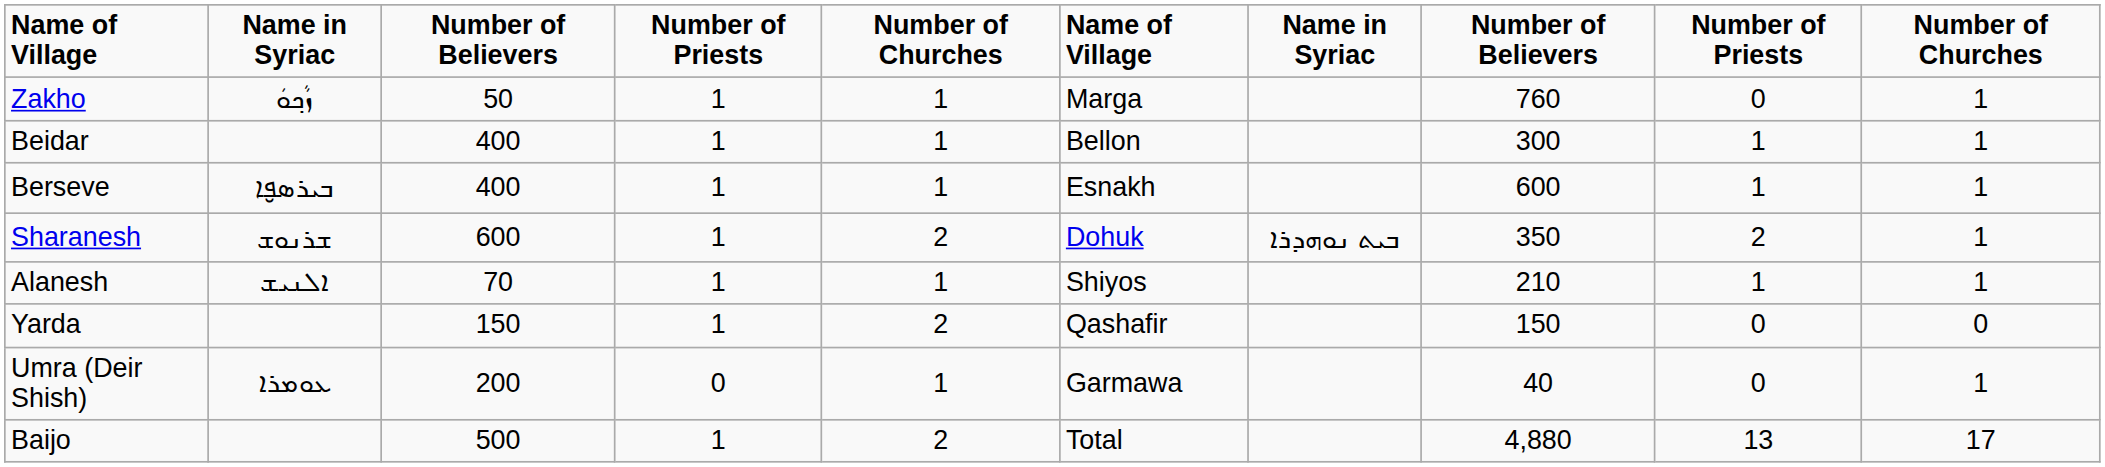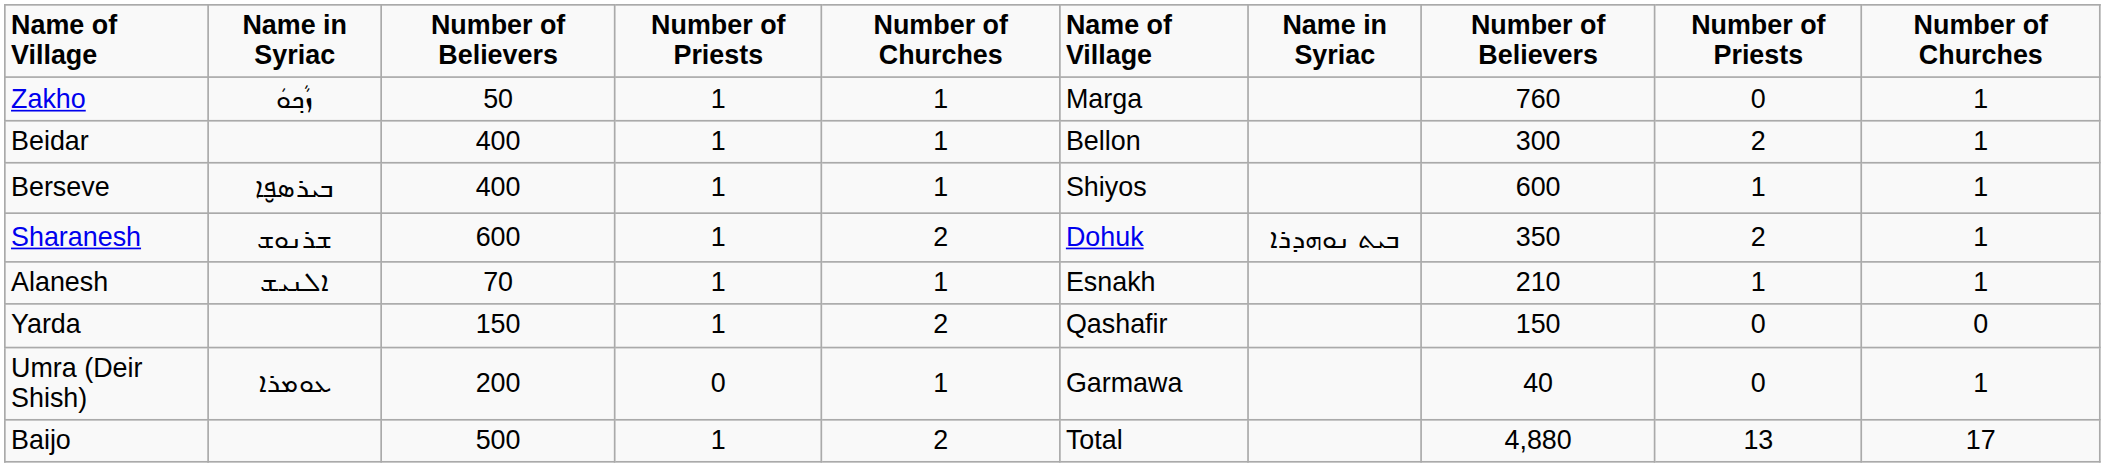(1758, 141) 1 -> (1758, 141) 2
(1111, 187) Esnakh -> (1106, 187) Shiyos
(1106, 282) Shiyos -> (1111, 282) Esnakh
